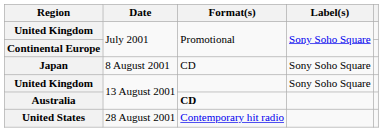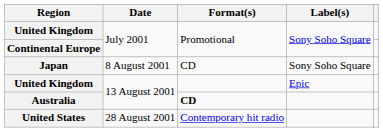(330, 83) Sony Soho Square -> (299, 83) Epic
